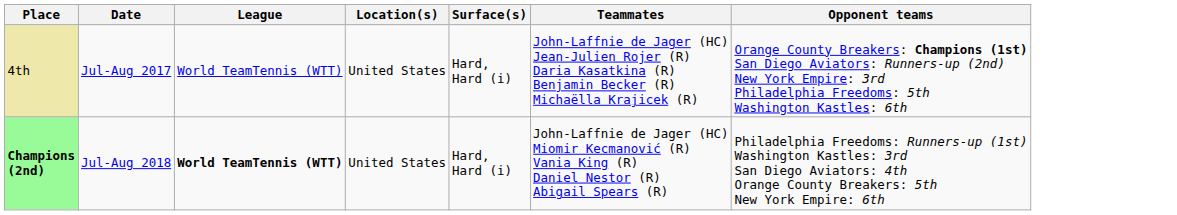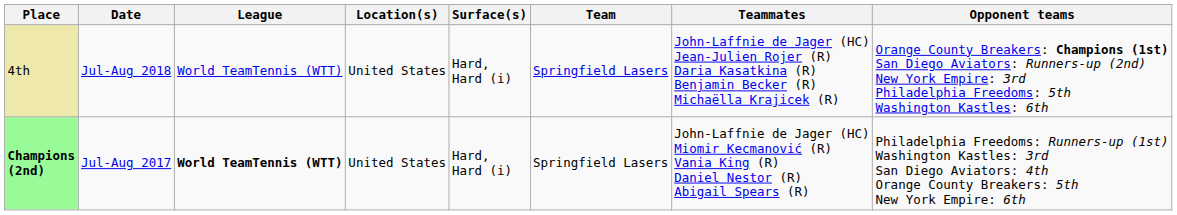+ column: (601, 15)
(126, 71) Jul-Aug 2017 -> (126, 71) Jul-Aug 2018
(126, 163) Jul-Aug 2018 -> (126, 163) Jul-Aug 2017
